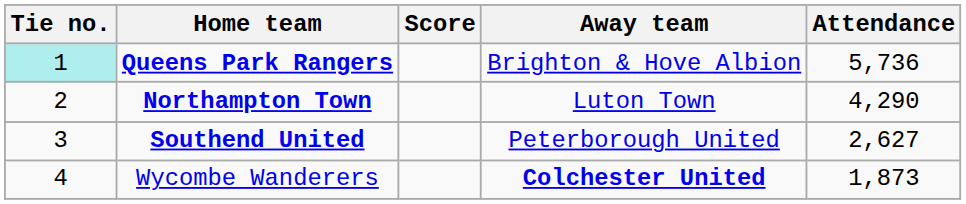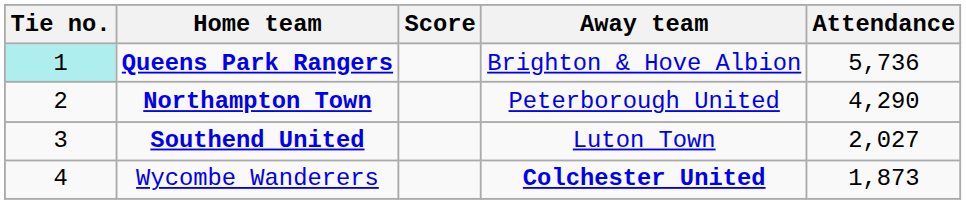(644, 102) Luton Town -> (644, 102) Peterborough United
(644, 141) Peterborough United -> (644, 141) Luton Town
(884, 141) 2,627 -> (884, 141) 2,027
